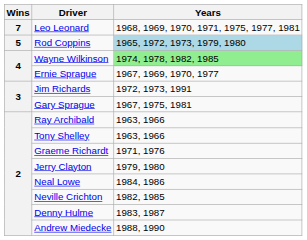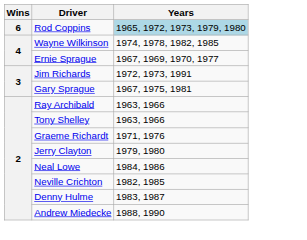- row: (62, 28)
(18, 43) 5 -> (18, 28) 6
(167, 58) lightgreen background -> (167, 43) no background
